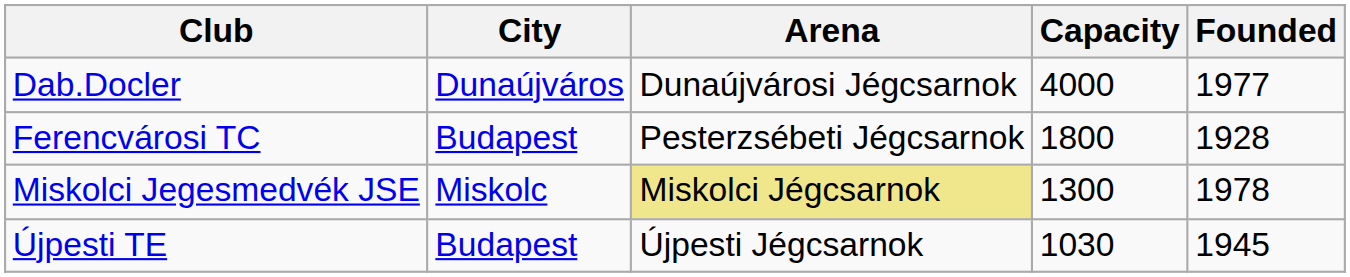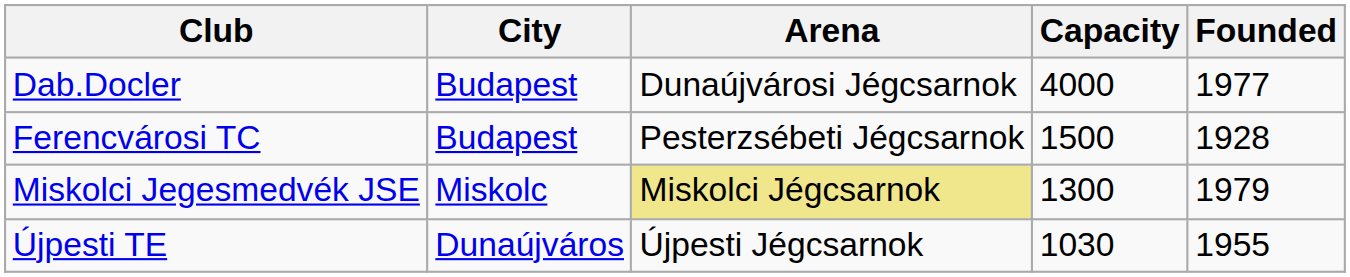(530, 84) Dunaújváros -> (506, 84) Budapest
(1077, 137) 1800 -> (1077, 137) 1500
(1233, 191) 1978 -> (1233, 191) 1979
(506, 244) Budapest -> (530, 244) Dunaújváros
(1233, 244) 1945 -> (1233, 244) 1955
